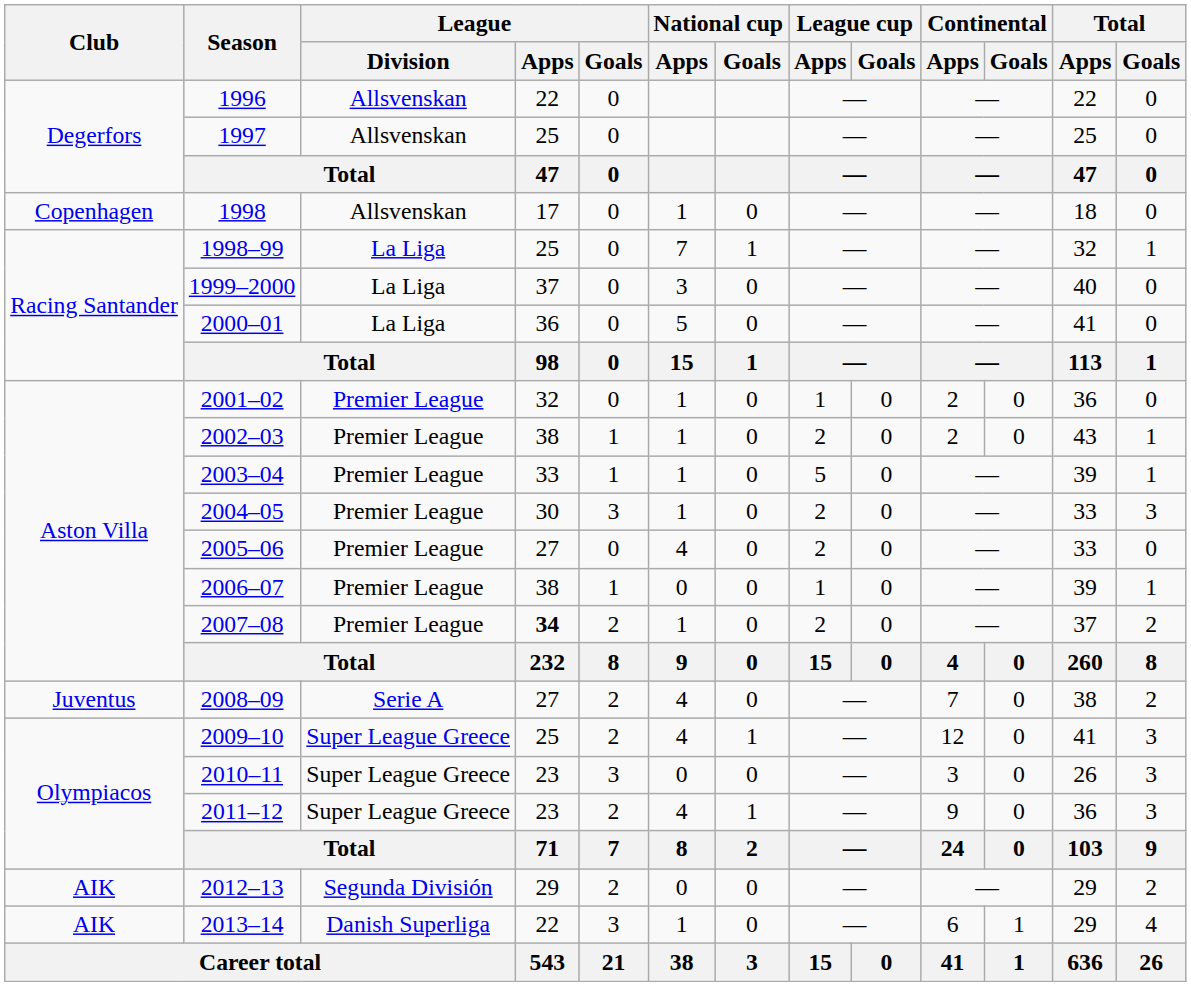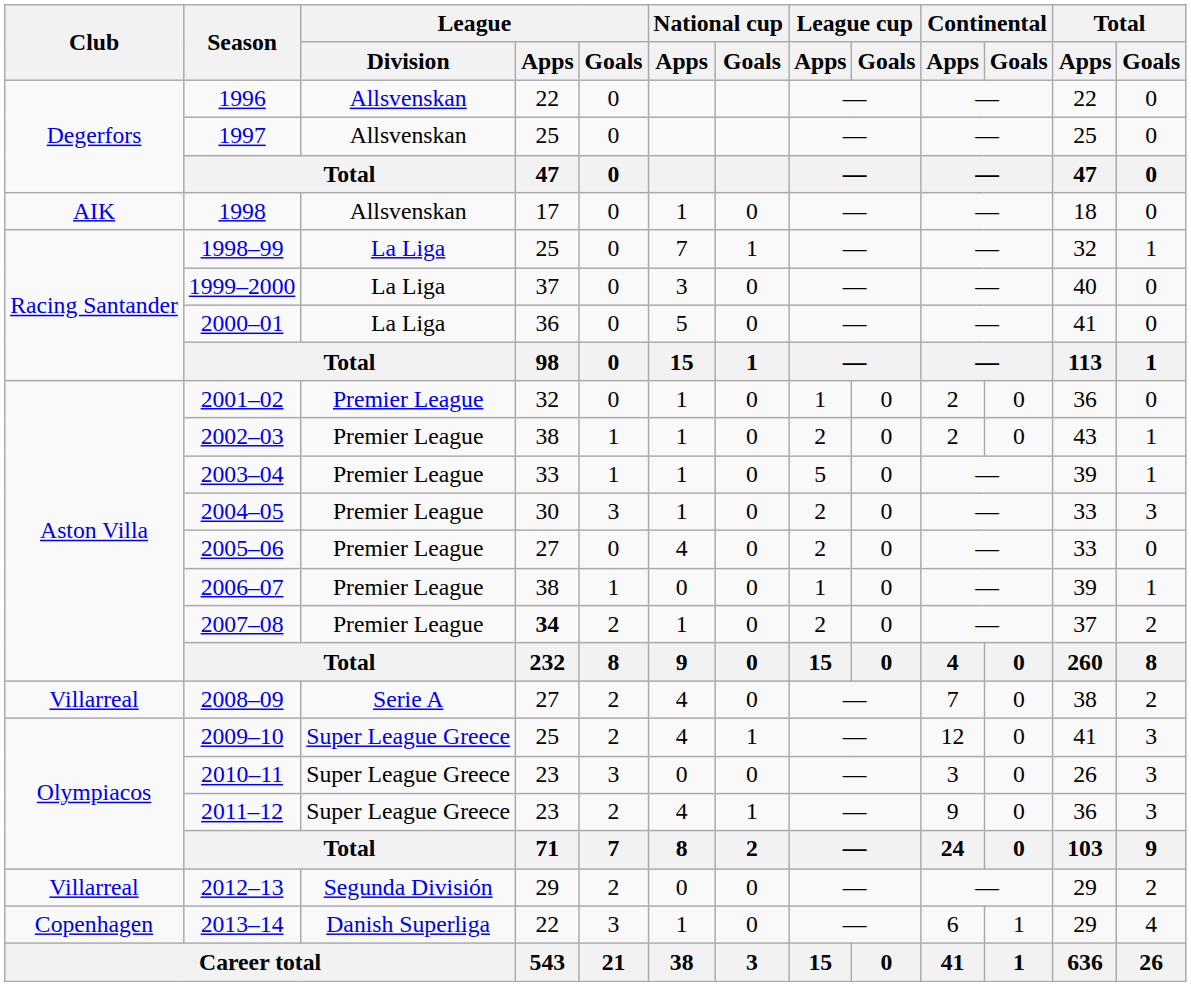(94, 211) Copenhagen -> (94, 211) AIK
(94, 699) Juventus -> (94, 699) Villarreal
(94, 887) AIK -> (94, 887) Villarreal
(94, 924) AIK -> (94, 924) Copenhagen
